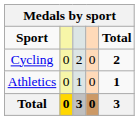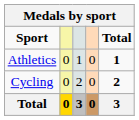rows swapped: (32, 81) <-> (32, 59)
